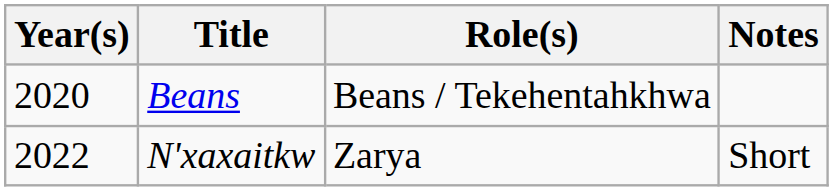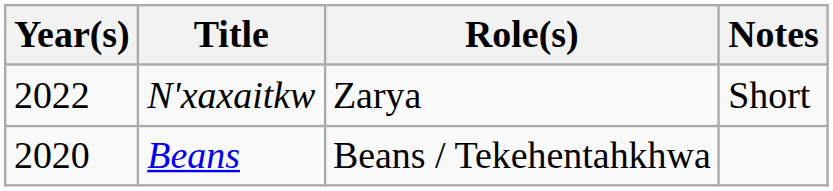rows swapped: (194, 94) <-> (231, 154)
